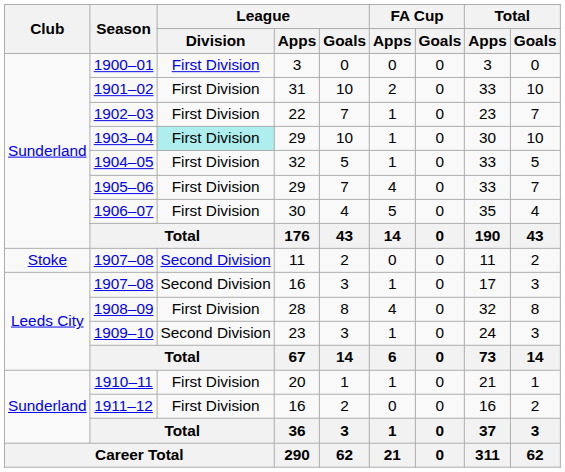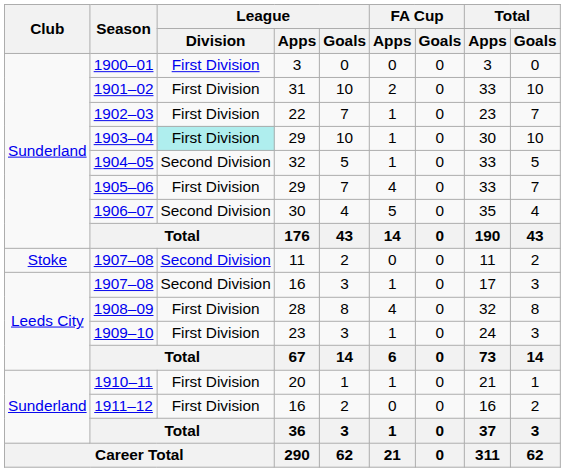(216, 162) First Division -> (216, 162) Second Division
(216, 211) First Division -> (216, 211) Second Division
(216, 333) Second Division -> (216, 333) First Division
